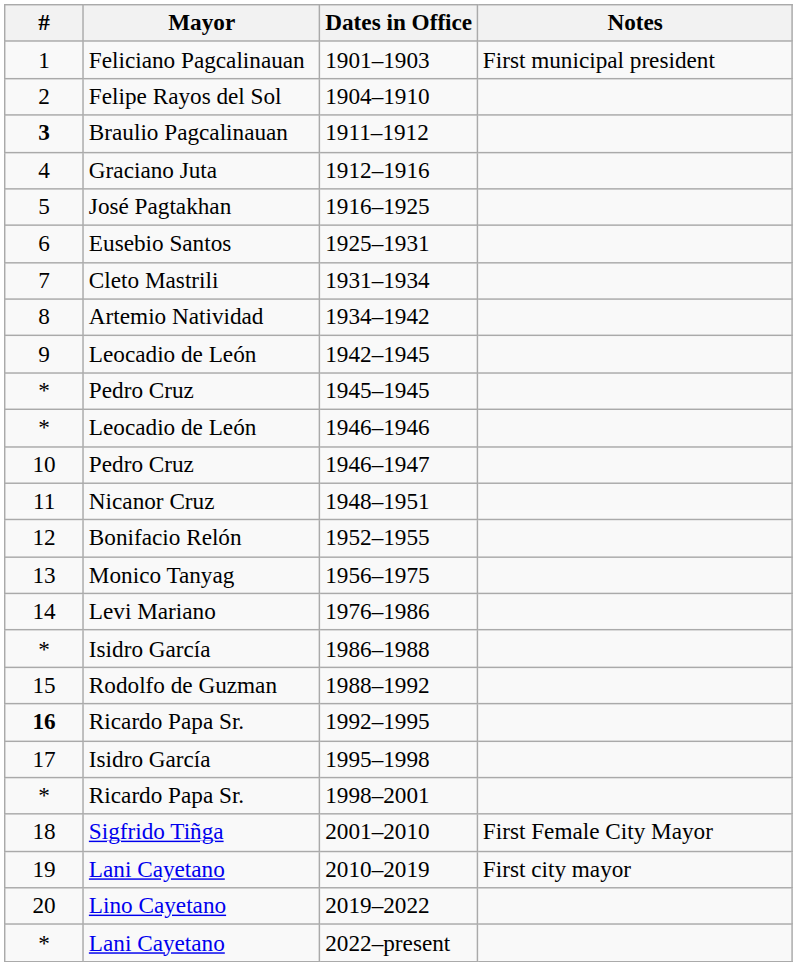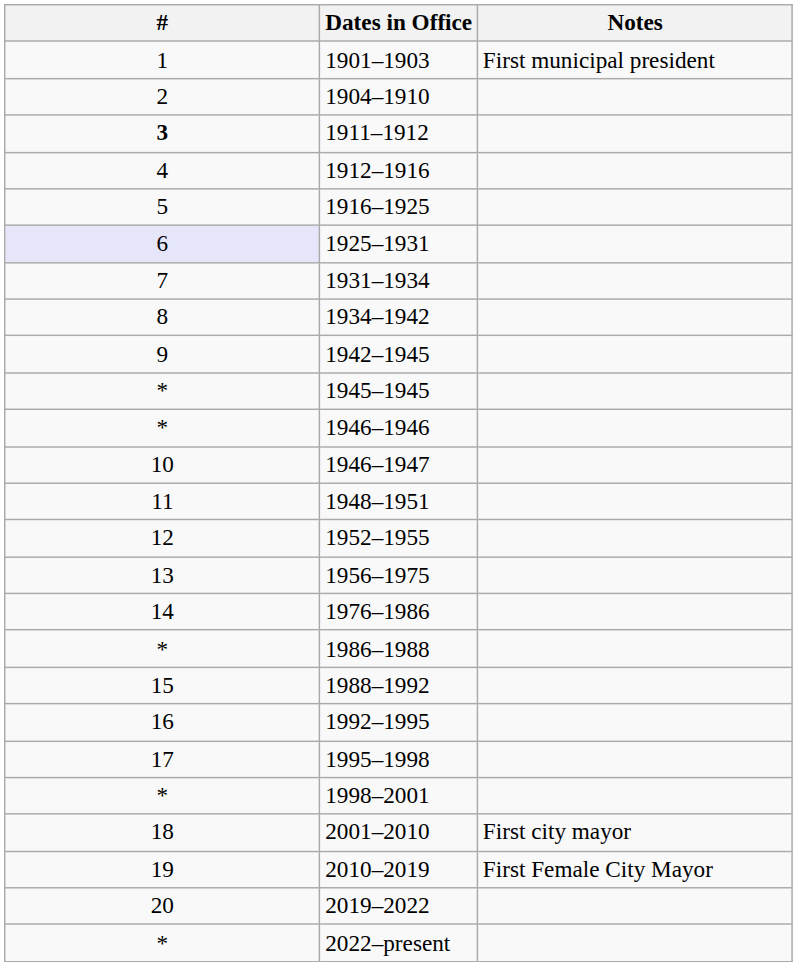- column: (202, 22)
(44, 243) no background -> (162, 243) lavender background
(44, 721) bold -> (162, 721) normal
(598, 832) First Female City Mayor -> (557, 832) First city mayor
(557, 869) First city mayor -> (598, 869) First Female City Mayor
